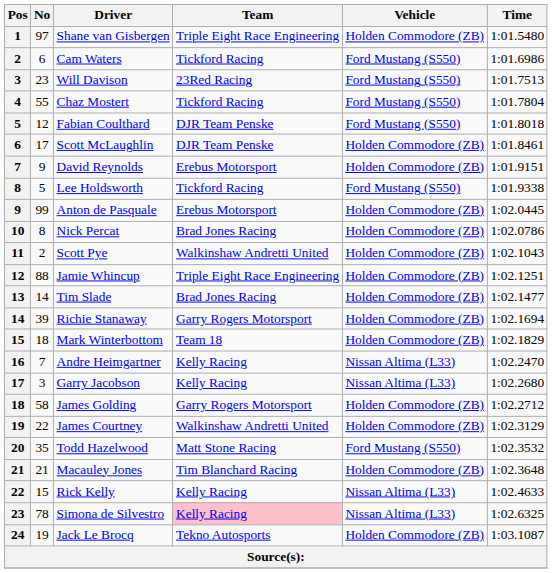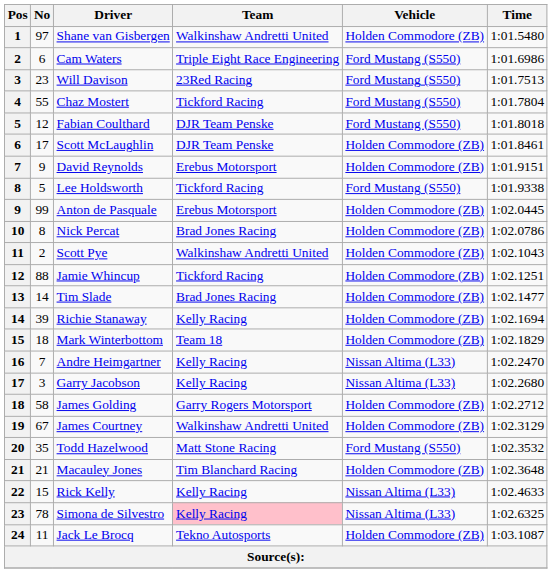(258, 36) Triple Eight Race Engineering -> (252, 36) Walkinshaw Andretti United
(220, 58) Tickford Racing -> (258, 58) Triple Eight Race Engineering
(258, 275) Triple Eight Race Engineering -> (220, 275) Tickford Racing
(244, 318) Garry Rogers Motorsport -> (211, 318) Kelly Racing
(42, 426) 22 -> (42, 426) 67
(42, 535) 19 -> (42, 535) 11
